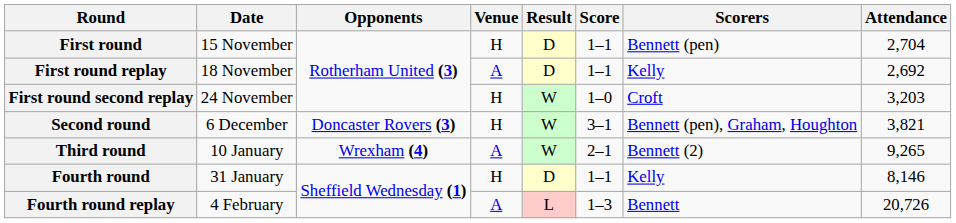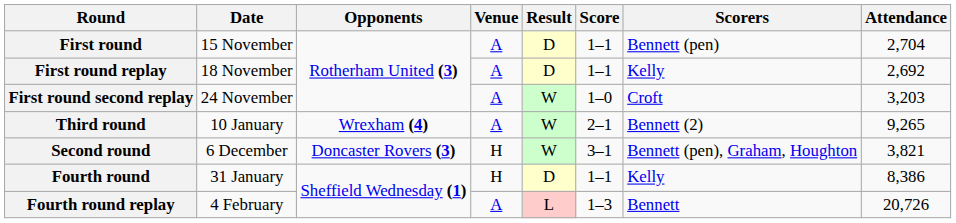(496, 44) H -> (496, 44) A
(496, 97) H -> (496, 97) A
rows swapped: (101, 124) <-> (101, 151)
(906, 177) 8,146 -> (906, 177) 8,386
